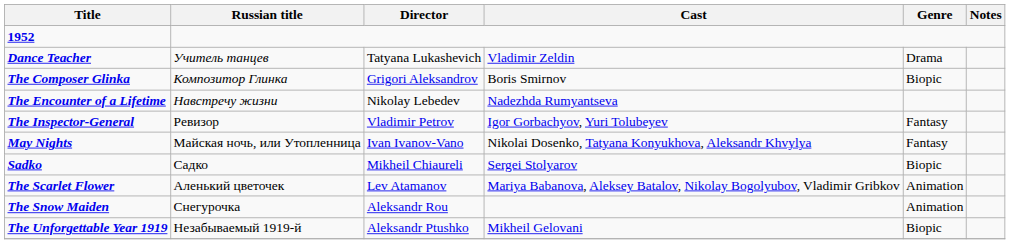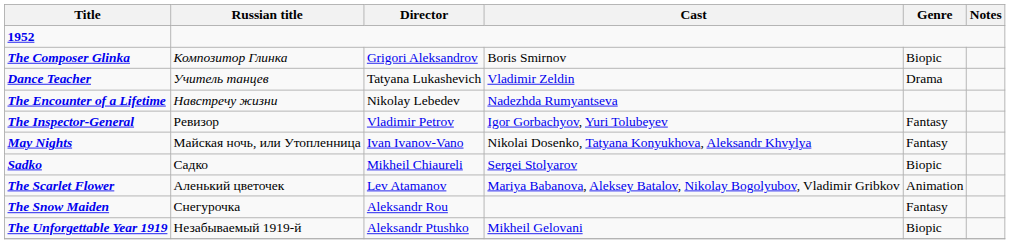rows swapped: (69, 79) <-> (49, 57)
(935, 206) Animation -> (927, 206) Fantasy
